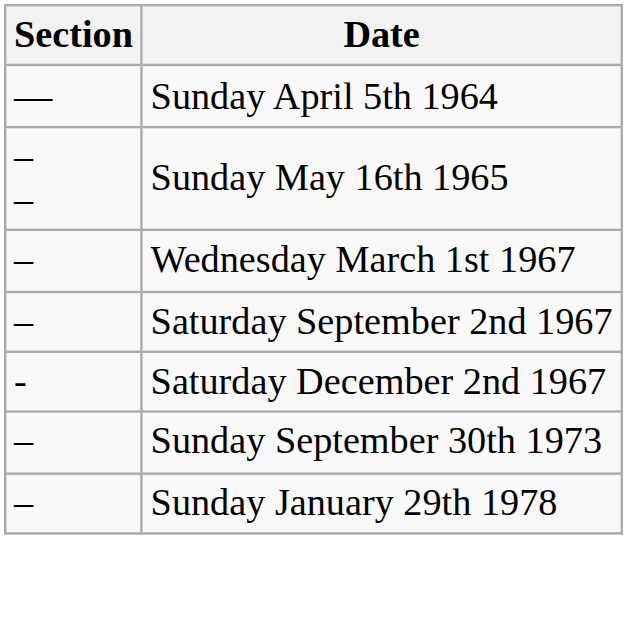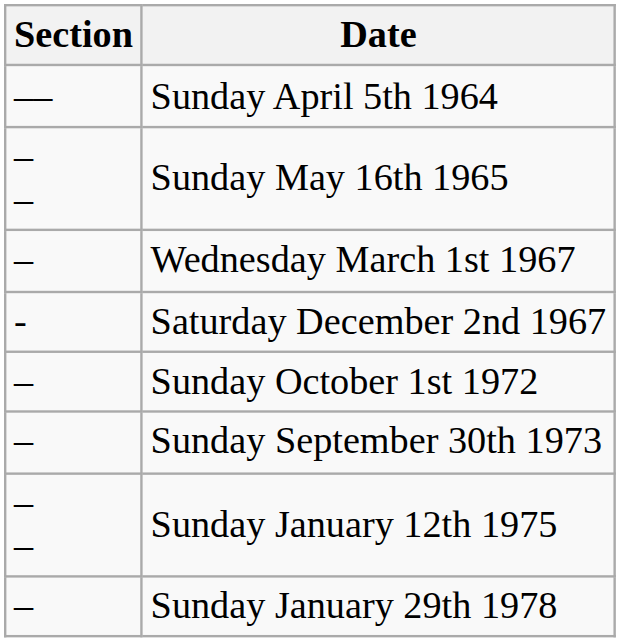- row: (382, 320)
+ row: (344, 381)
+ row: (354, 523)
